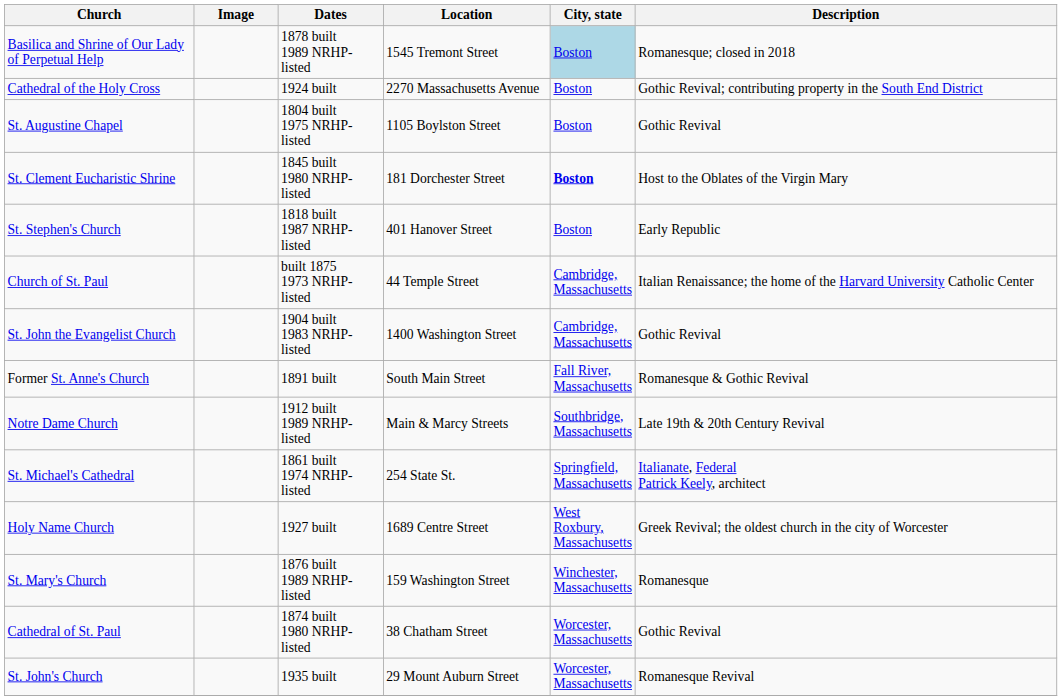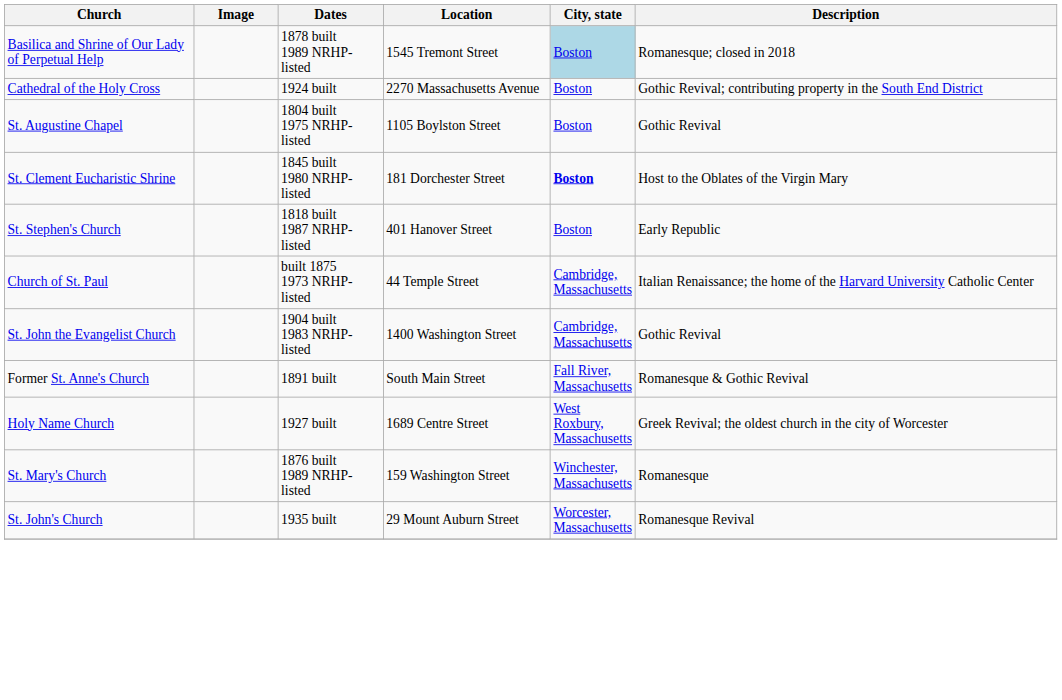- row: (63, 423)
- row: (71, 475)
- row: (64, 632)
